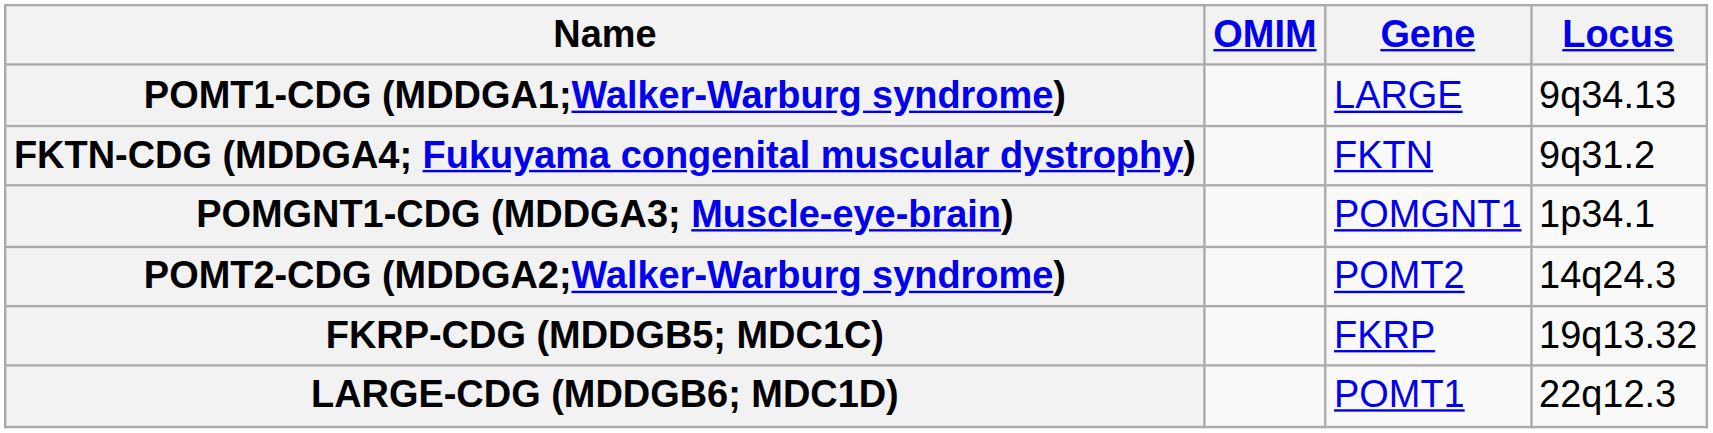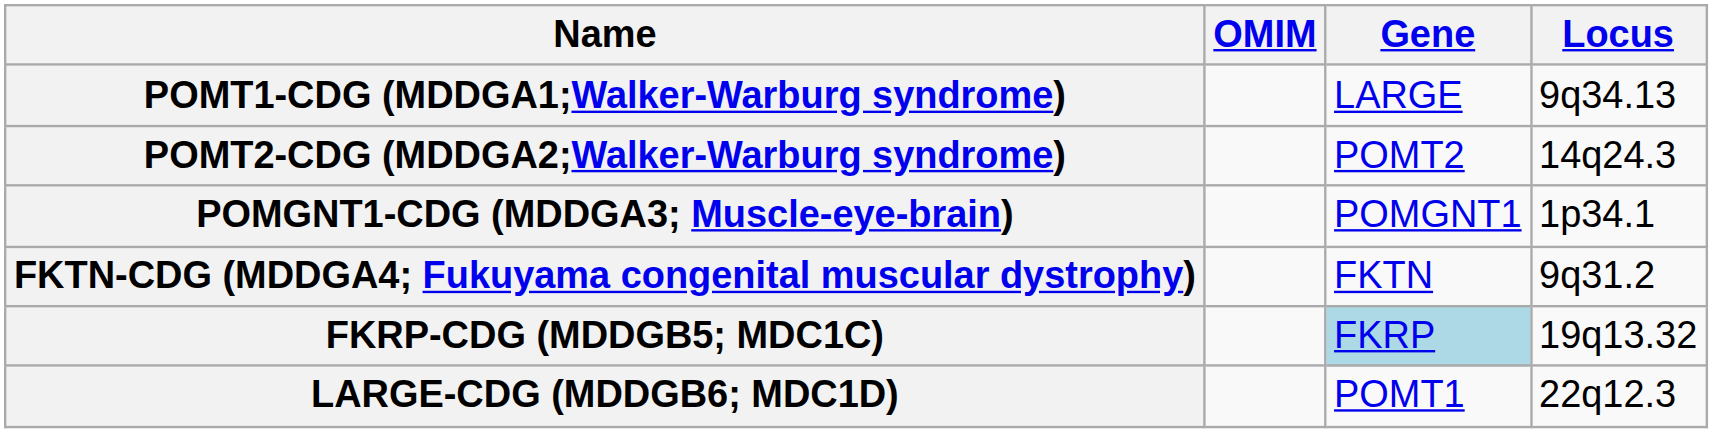rows swapped: (605, 275) <-> (605, 154)
(1385, 335) no background -> (1385, 335) lightblue background
